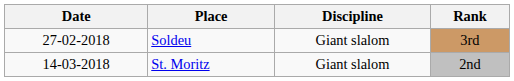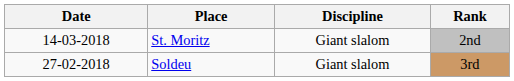rows swapped: (171, 40) <-> (180, 64)
